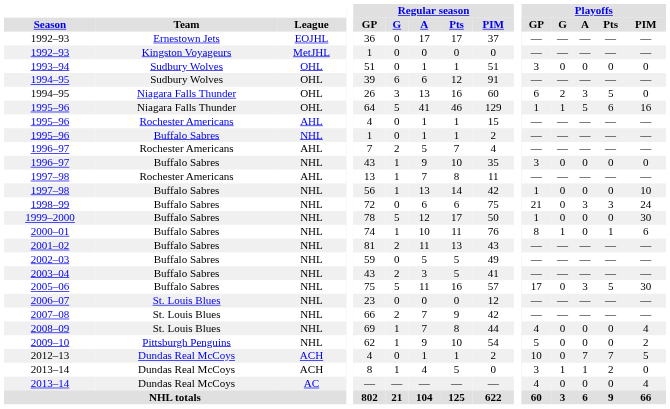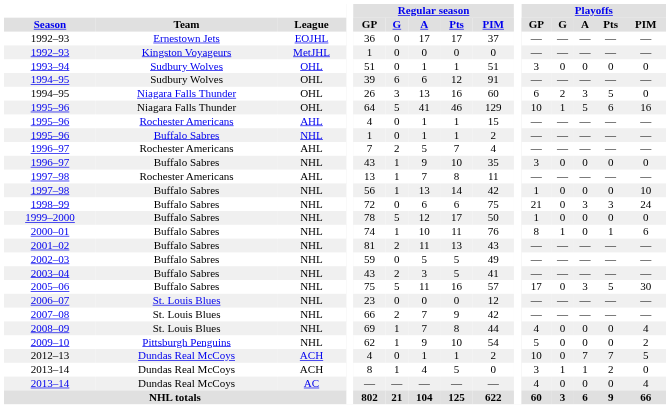(536, 107) 1 -> (536, 107) 10
(646, 218) 30 -> (646, 218) 0
